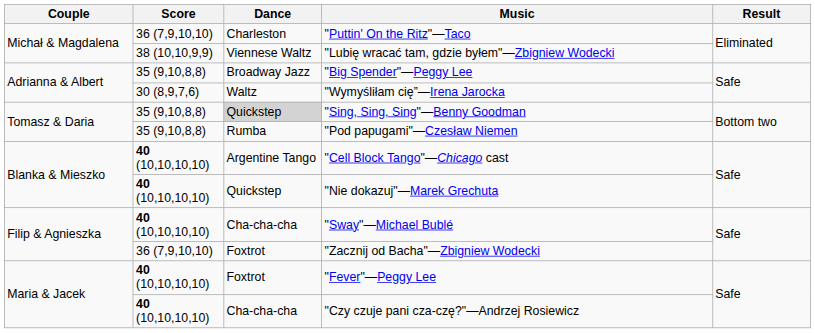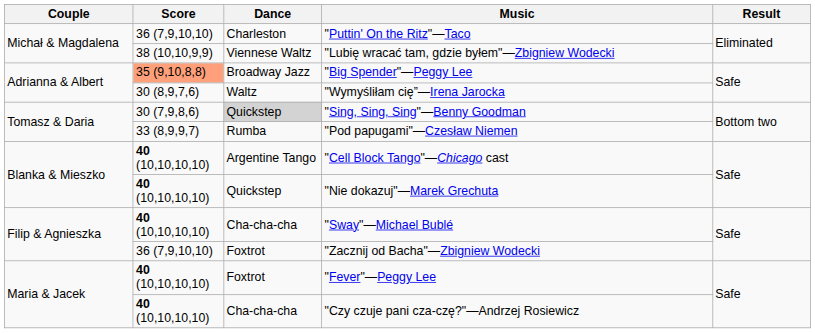(171, 72) no background -> (171, 72) lightsalmon background
(171, 111) 35 (9,10,8,8) -> (168, 111) 30 (7,9,8,6)
(171, 131) 35 (9,10,8,8) -> (168, 131) 33 (8,9,9,7)
